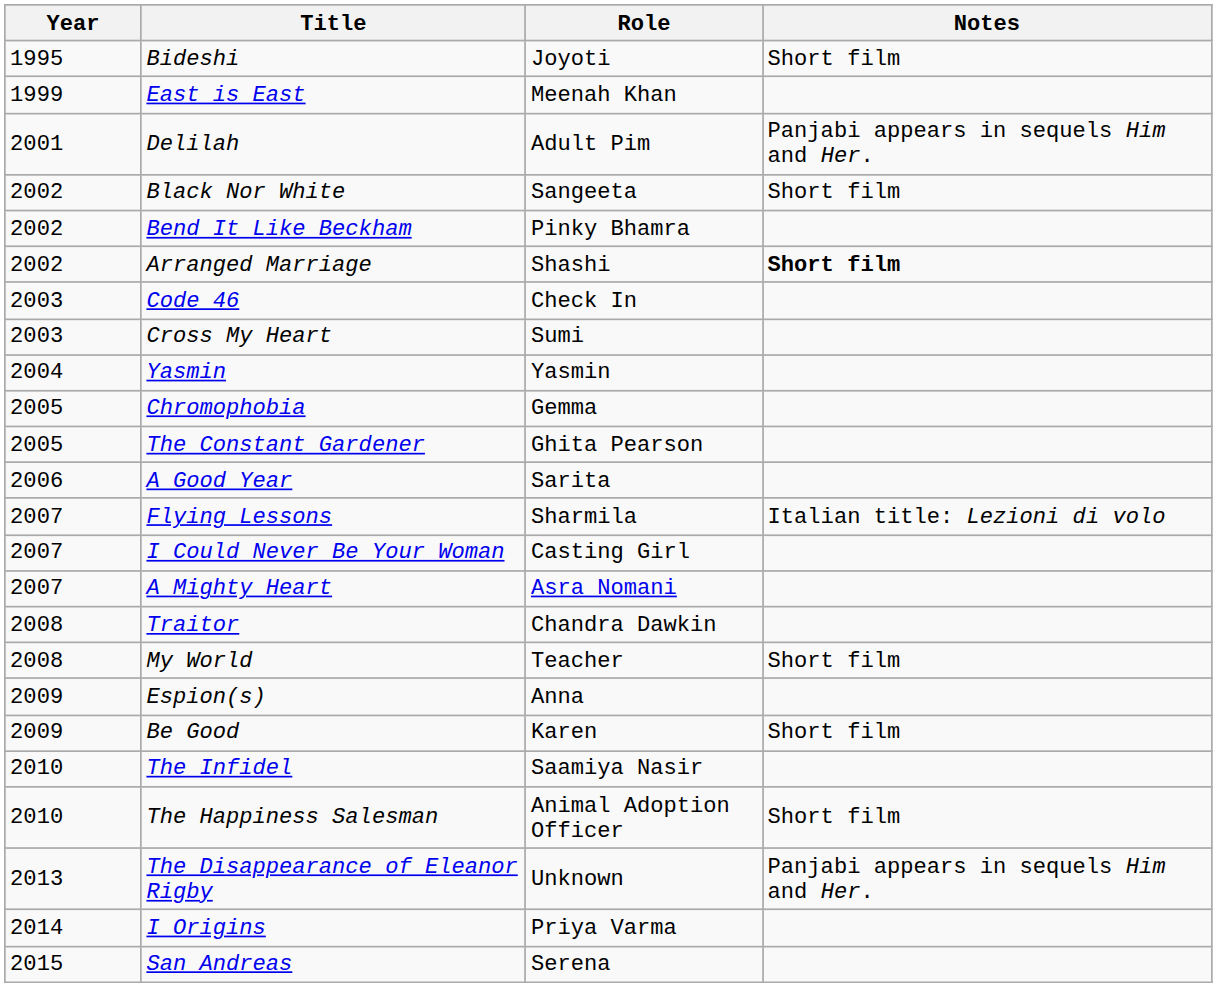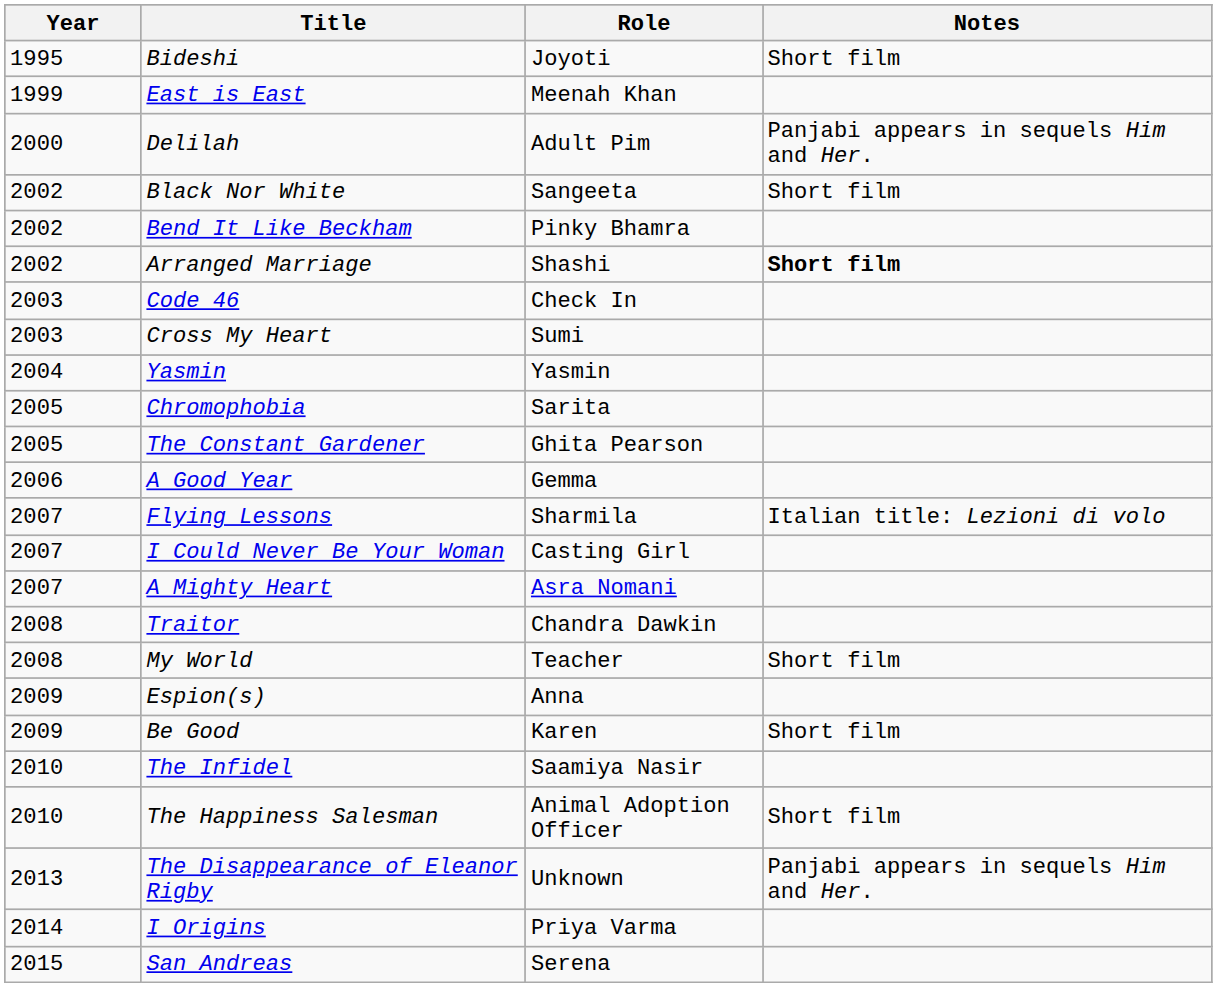(37, 144) 2001 -> (37, 144) 2000
(564, 409) Gemma -> (571, 409) Sarita
(571, 481) Sarita -> (564, 481) Gemma
